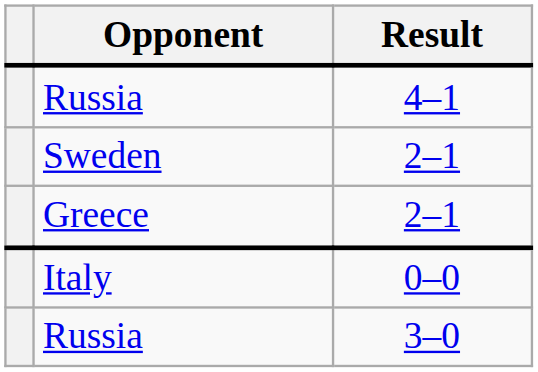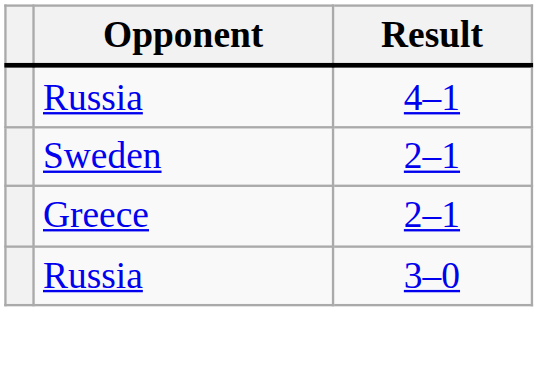- row: (77, 276)
